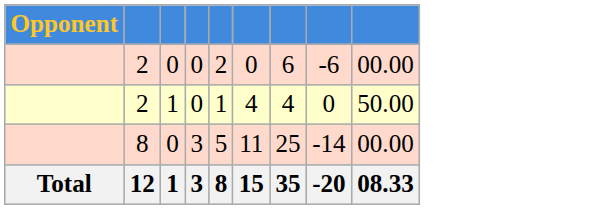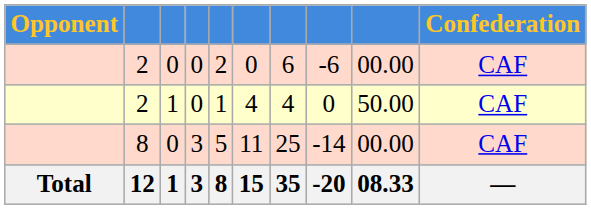+ column: (503, 24)
